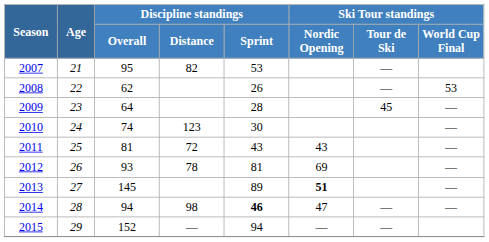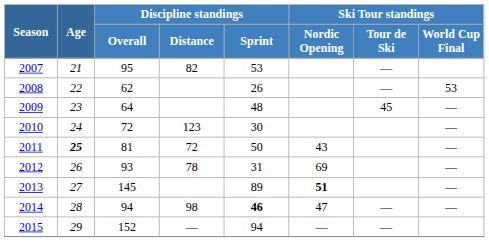(257, 108) 28 -> (257, 108) 48
(127, 127) 74 -> (127, 127) 72
(76, 147) normal -> (76, 147) bold
(257, 147) 43 -> (257, 147) 50
(257, 167) 81 -> (257, 167) 31
